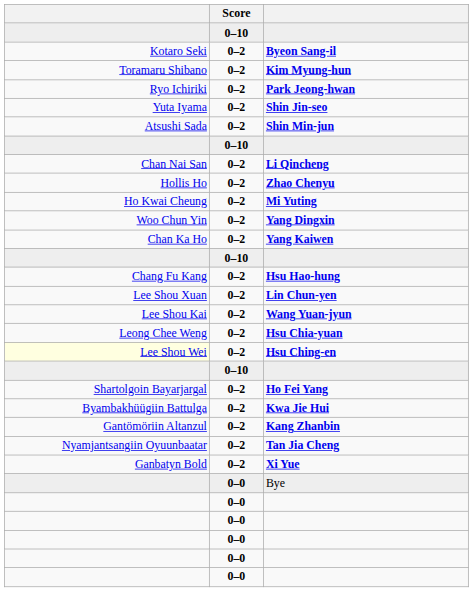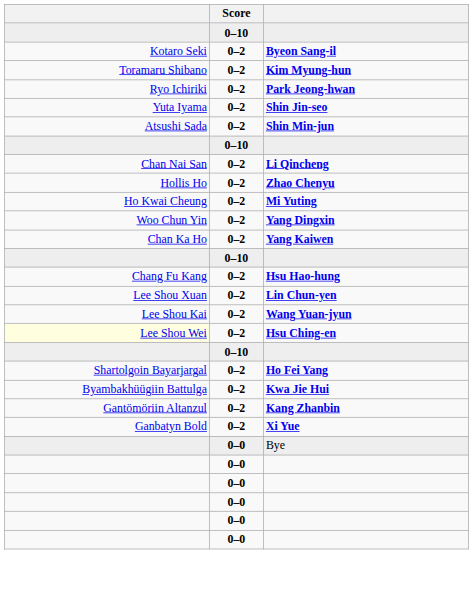- row: (236, 333)
- row: (236, 445)
